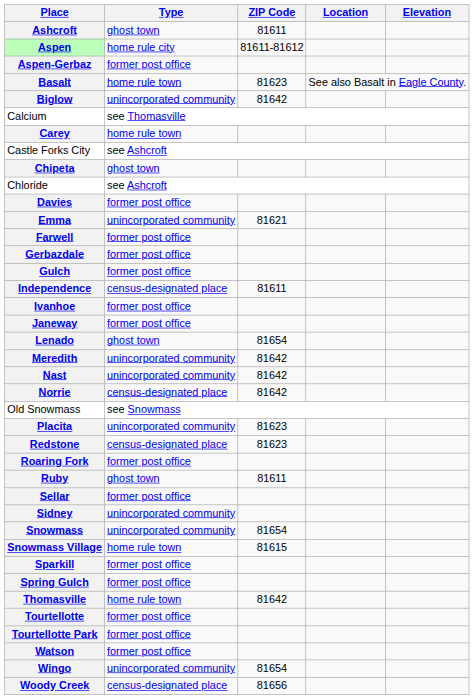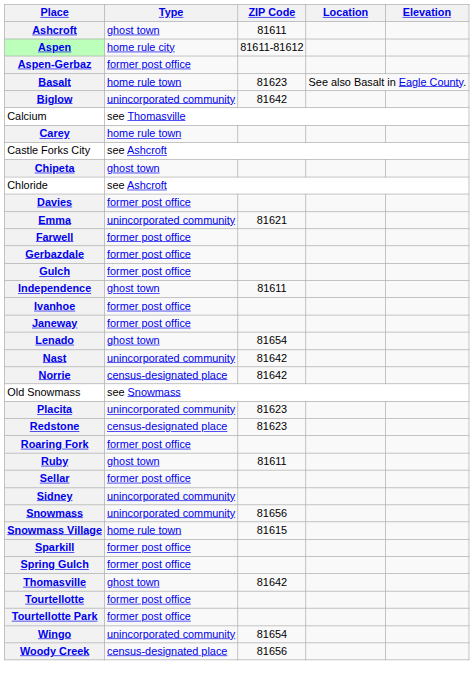(167, 289) census-designated place -> (133, 289) ghost town
- row: (55, 358)
(272, 530) 81654 -> (272, 513) 81656
(144, 599) home rule town -> (133, 582) ghost town
- row: (55, 651)
